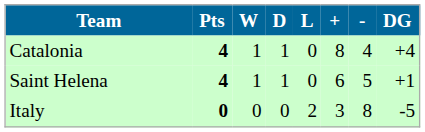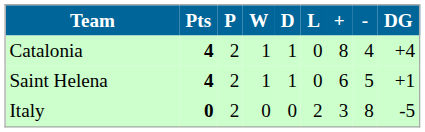+ column: (230, 20)
